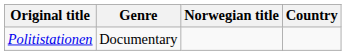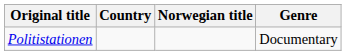columns swapped: (312, 15) <-> (138, 15)
